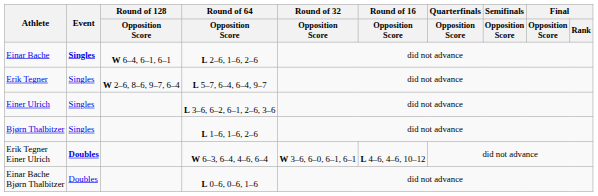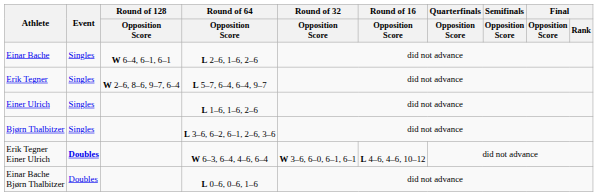(82, 55) bold -> (82, 55) normal
(230, 110) L 3–6, 6–2, 6–1, 2–6, 3–6 -> (230, 110) L 1–6, 1–6, 2–6
(230, 135) L 1–6, 1–6, 2–6 -> (230, 135) L 3–6, 6–2, 6–1, 2–6, 3–6
